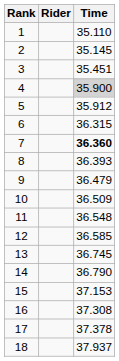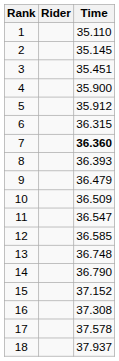(94, 87) lightgrey background -> (94, 87) no background
(94, 217) 36.548 -> (94, 217) 36.547
(94, 254) 36.745 -> (94, 254) 36.748
(94, 291) 37.153 -> (94, 291) 37.152
(94, 328) 37.378 -> (94, 328) 37.578
